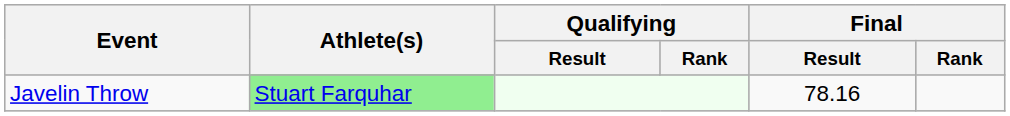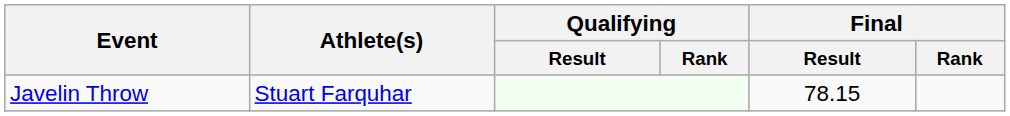(333, 93) lightgreen background -> (333, 93) no background
(832, 93) 78.16 -> (832, 93) 78.15
